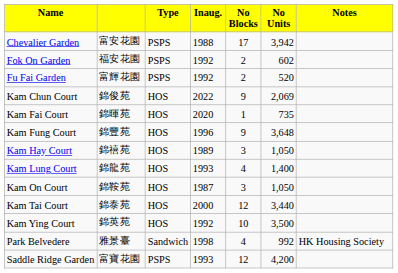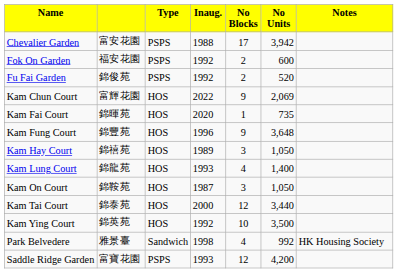(286, 60) 602 -> (286, 60) 600
(120, 77) 富輝花園 -> (115, 77) 錦俊苑
(115, 95) 錦俊苑 -> (120, 95) 富輝花園
